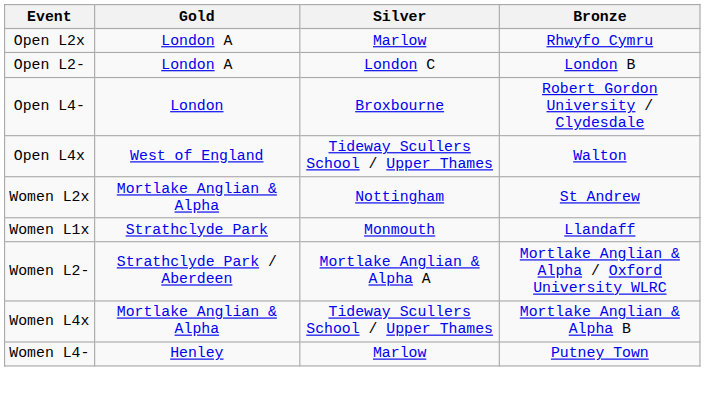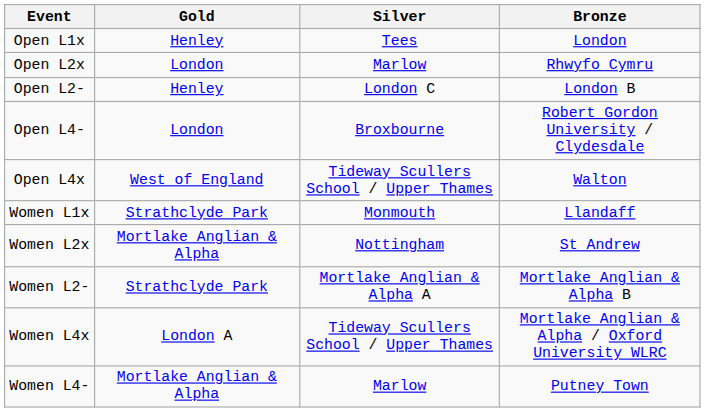+ row: (49, 41)
(197, 41) London A -> (197, 65) London
(197, 65) London A -> (197, 89) Henley
rows swapped: (49, 230) <-> (49, 197)
(197, 271) Strathclyde Park / Aberdeen -> (197, 287) Strathclyde Park
(600, 271) Mortlake Anglian & Alpha / Oxford University WLRC -> (600, 287) Mortlake Anglian & Alpha B
(197, 321) Mortlake Anglian & Alpha -> (197, 337) London A
(600, 321) Mortlake Anglian & Alpha B -> (600, 337) Mortlake Anglian & Alpha / Oxford University WLRC
(197, 354) Henley -> (197, 386) Mortlake Anglian & Alpha
